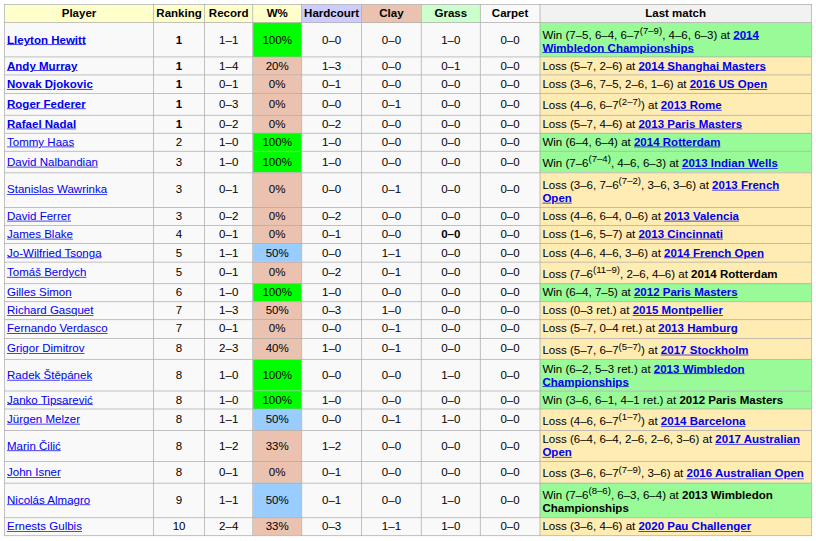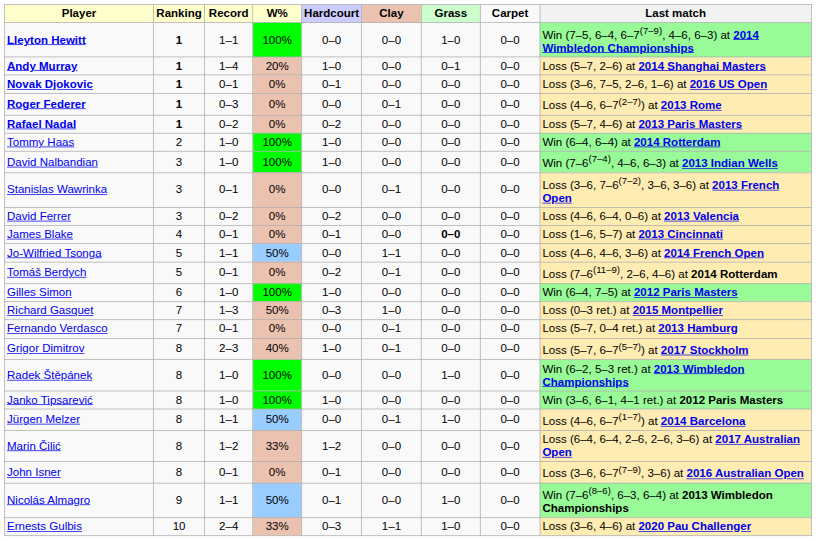(332, 66) 1–3 -> (332, 66) 1–0
